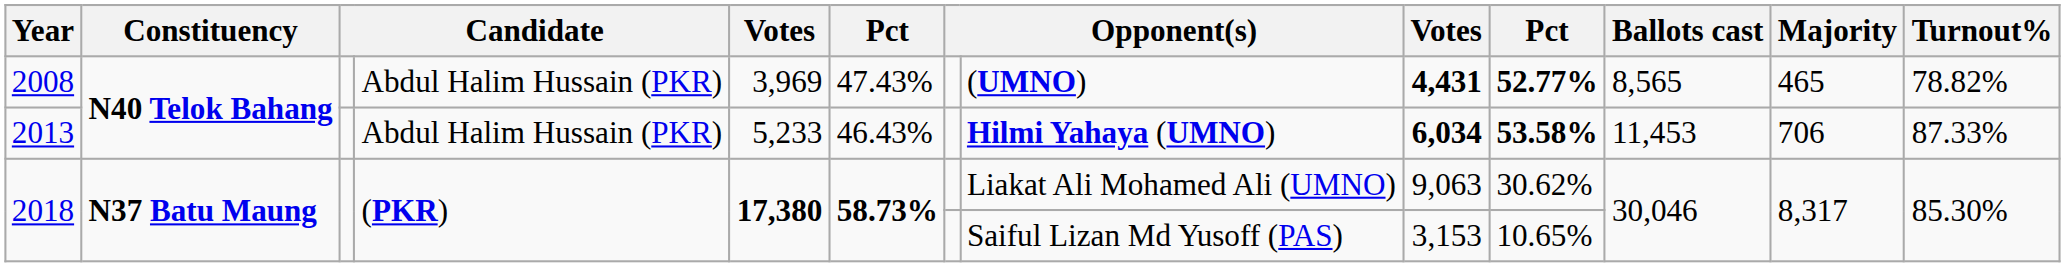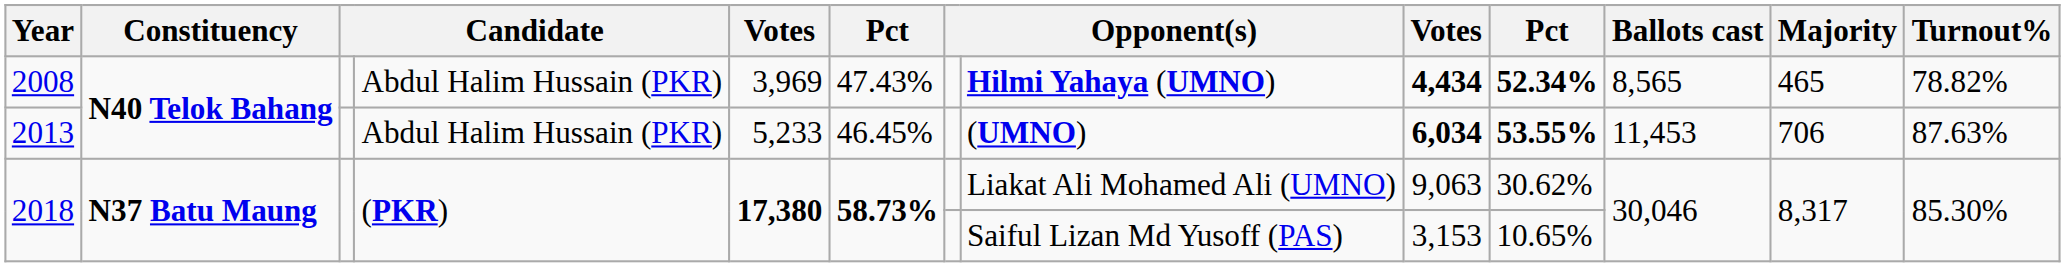(1027, 81) (UMNO) -> (1121, 81) Hilmi Yahaya (UMNO)
(1447, 81) 4,431 -> (1447, 81) 4,434
(1547, 81) 52.77% -> (1547, 81) 52.34%
(885, 132) 46.43% -> (885, 132) 46.45%
(1121, 132) Hilmi Yahaya (UMNO) -> (1027, 132) (UMNO)
(1547, 132) 53.58% -> (1547, 132) 53.55%
(1960, 132) 87.33% -> (1960, 132) 87.63%
